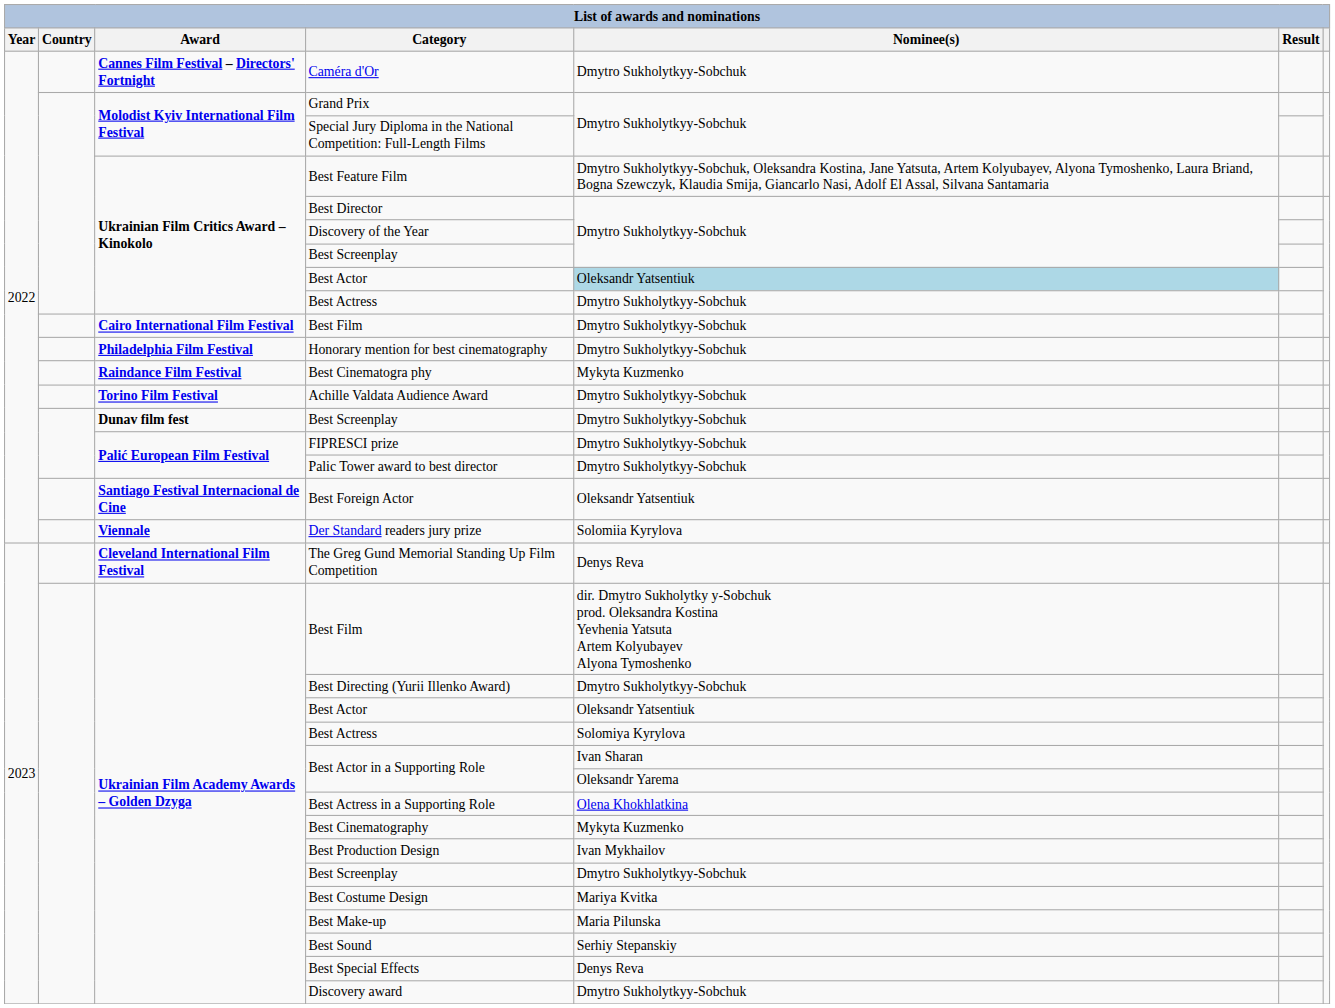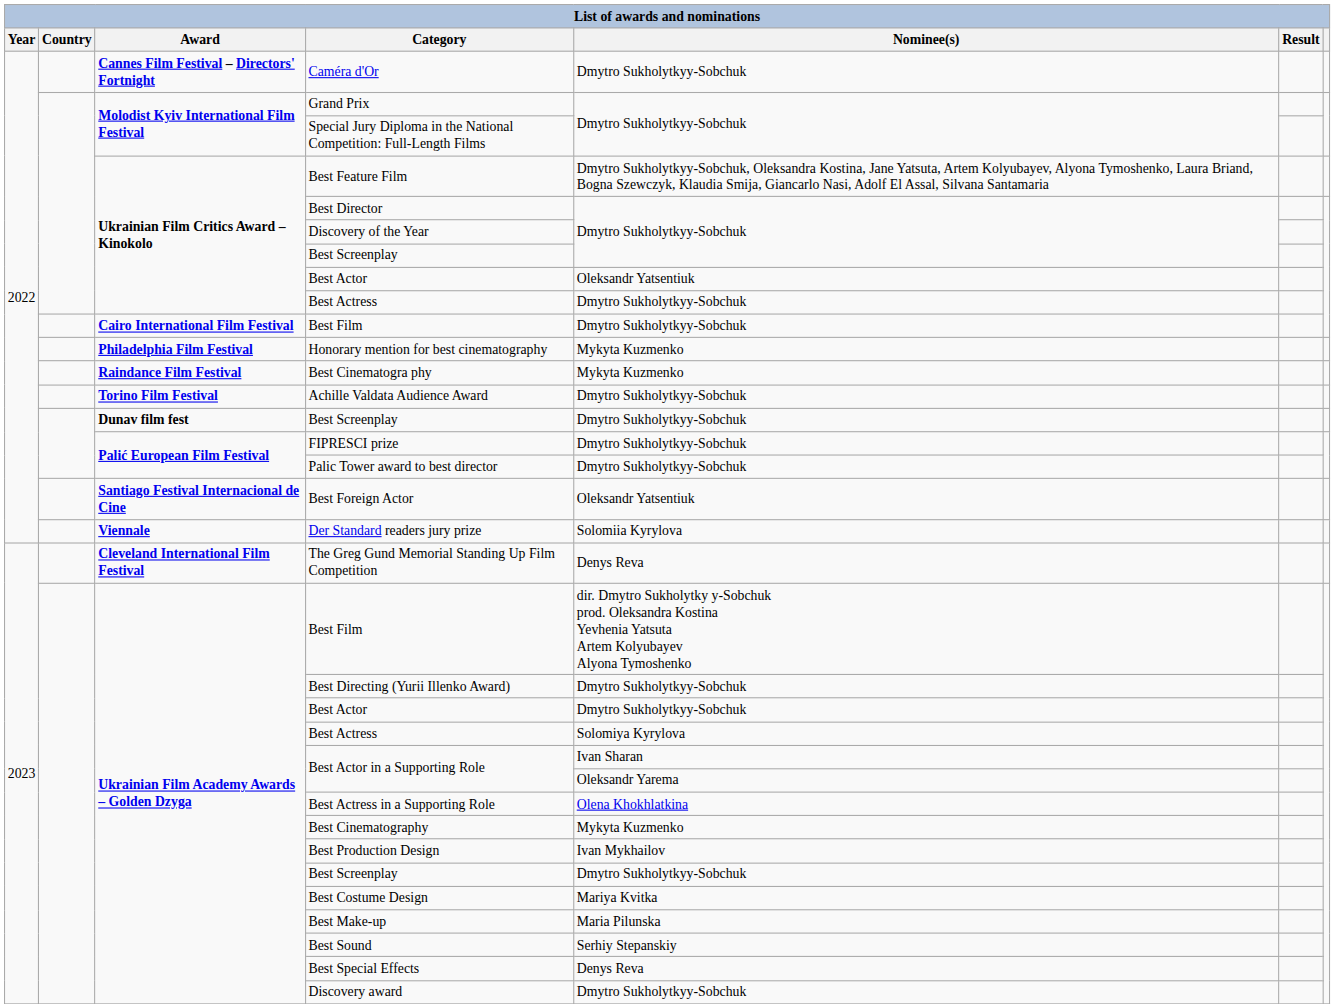(636, 278) lightblue background -> (636, 278) no background
(662, 349) Dmytro Sukholytkyy-Sobchuk -> (630, 349) Mykyta Kuzmenko
(636, 709) Oleksandr Yatsentiuk -> (662, 709) Dmytro Sukholytkyy-Sobchuk
